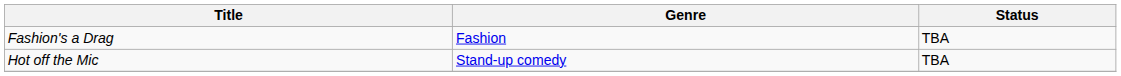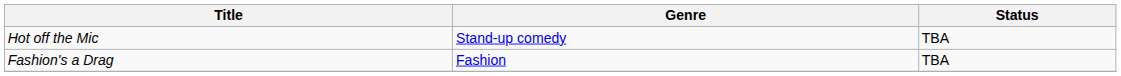rows swapped: (61, 37) <-> (53, 60)
